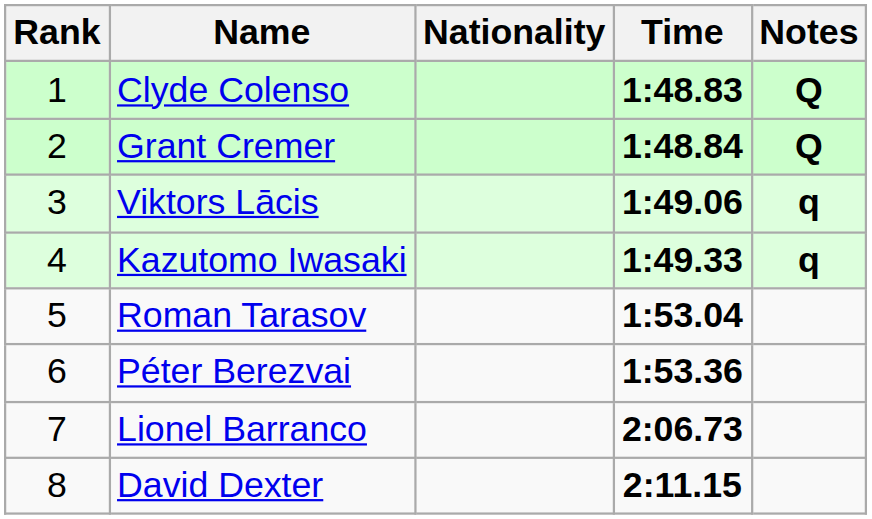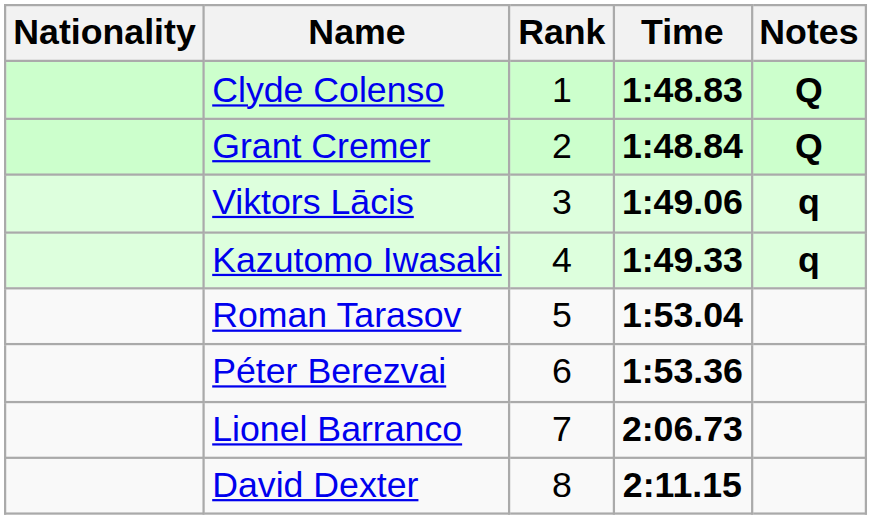columns swapped: (57, 32) <-> (514, 32)
